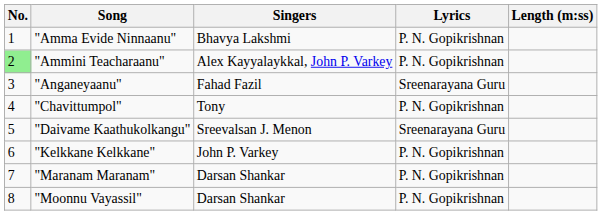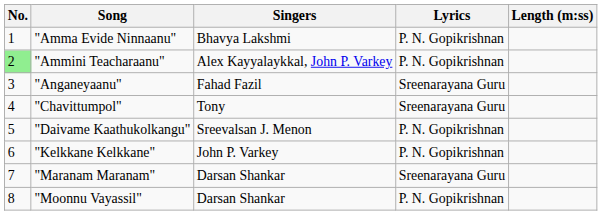(451, 107) P. N. Gopikrishnan -> (452, 107) Sreenarayana Guru
(452, 130) Sreenarayana Guru -> (451, 130) P. N. Gopikrishnan
(451, 175) P. N. Gopikrishnan -> (452, 175) Sreenarayana Guru
